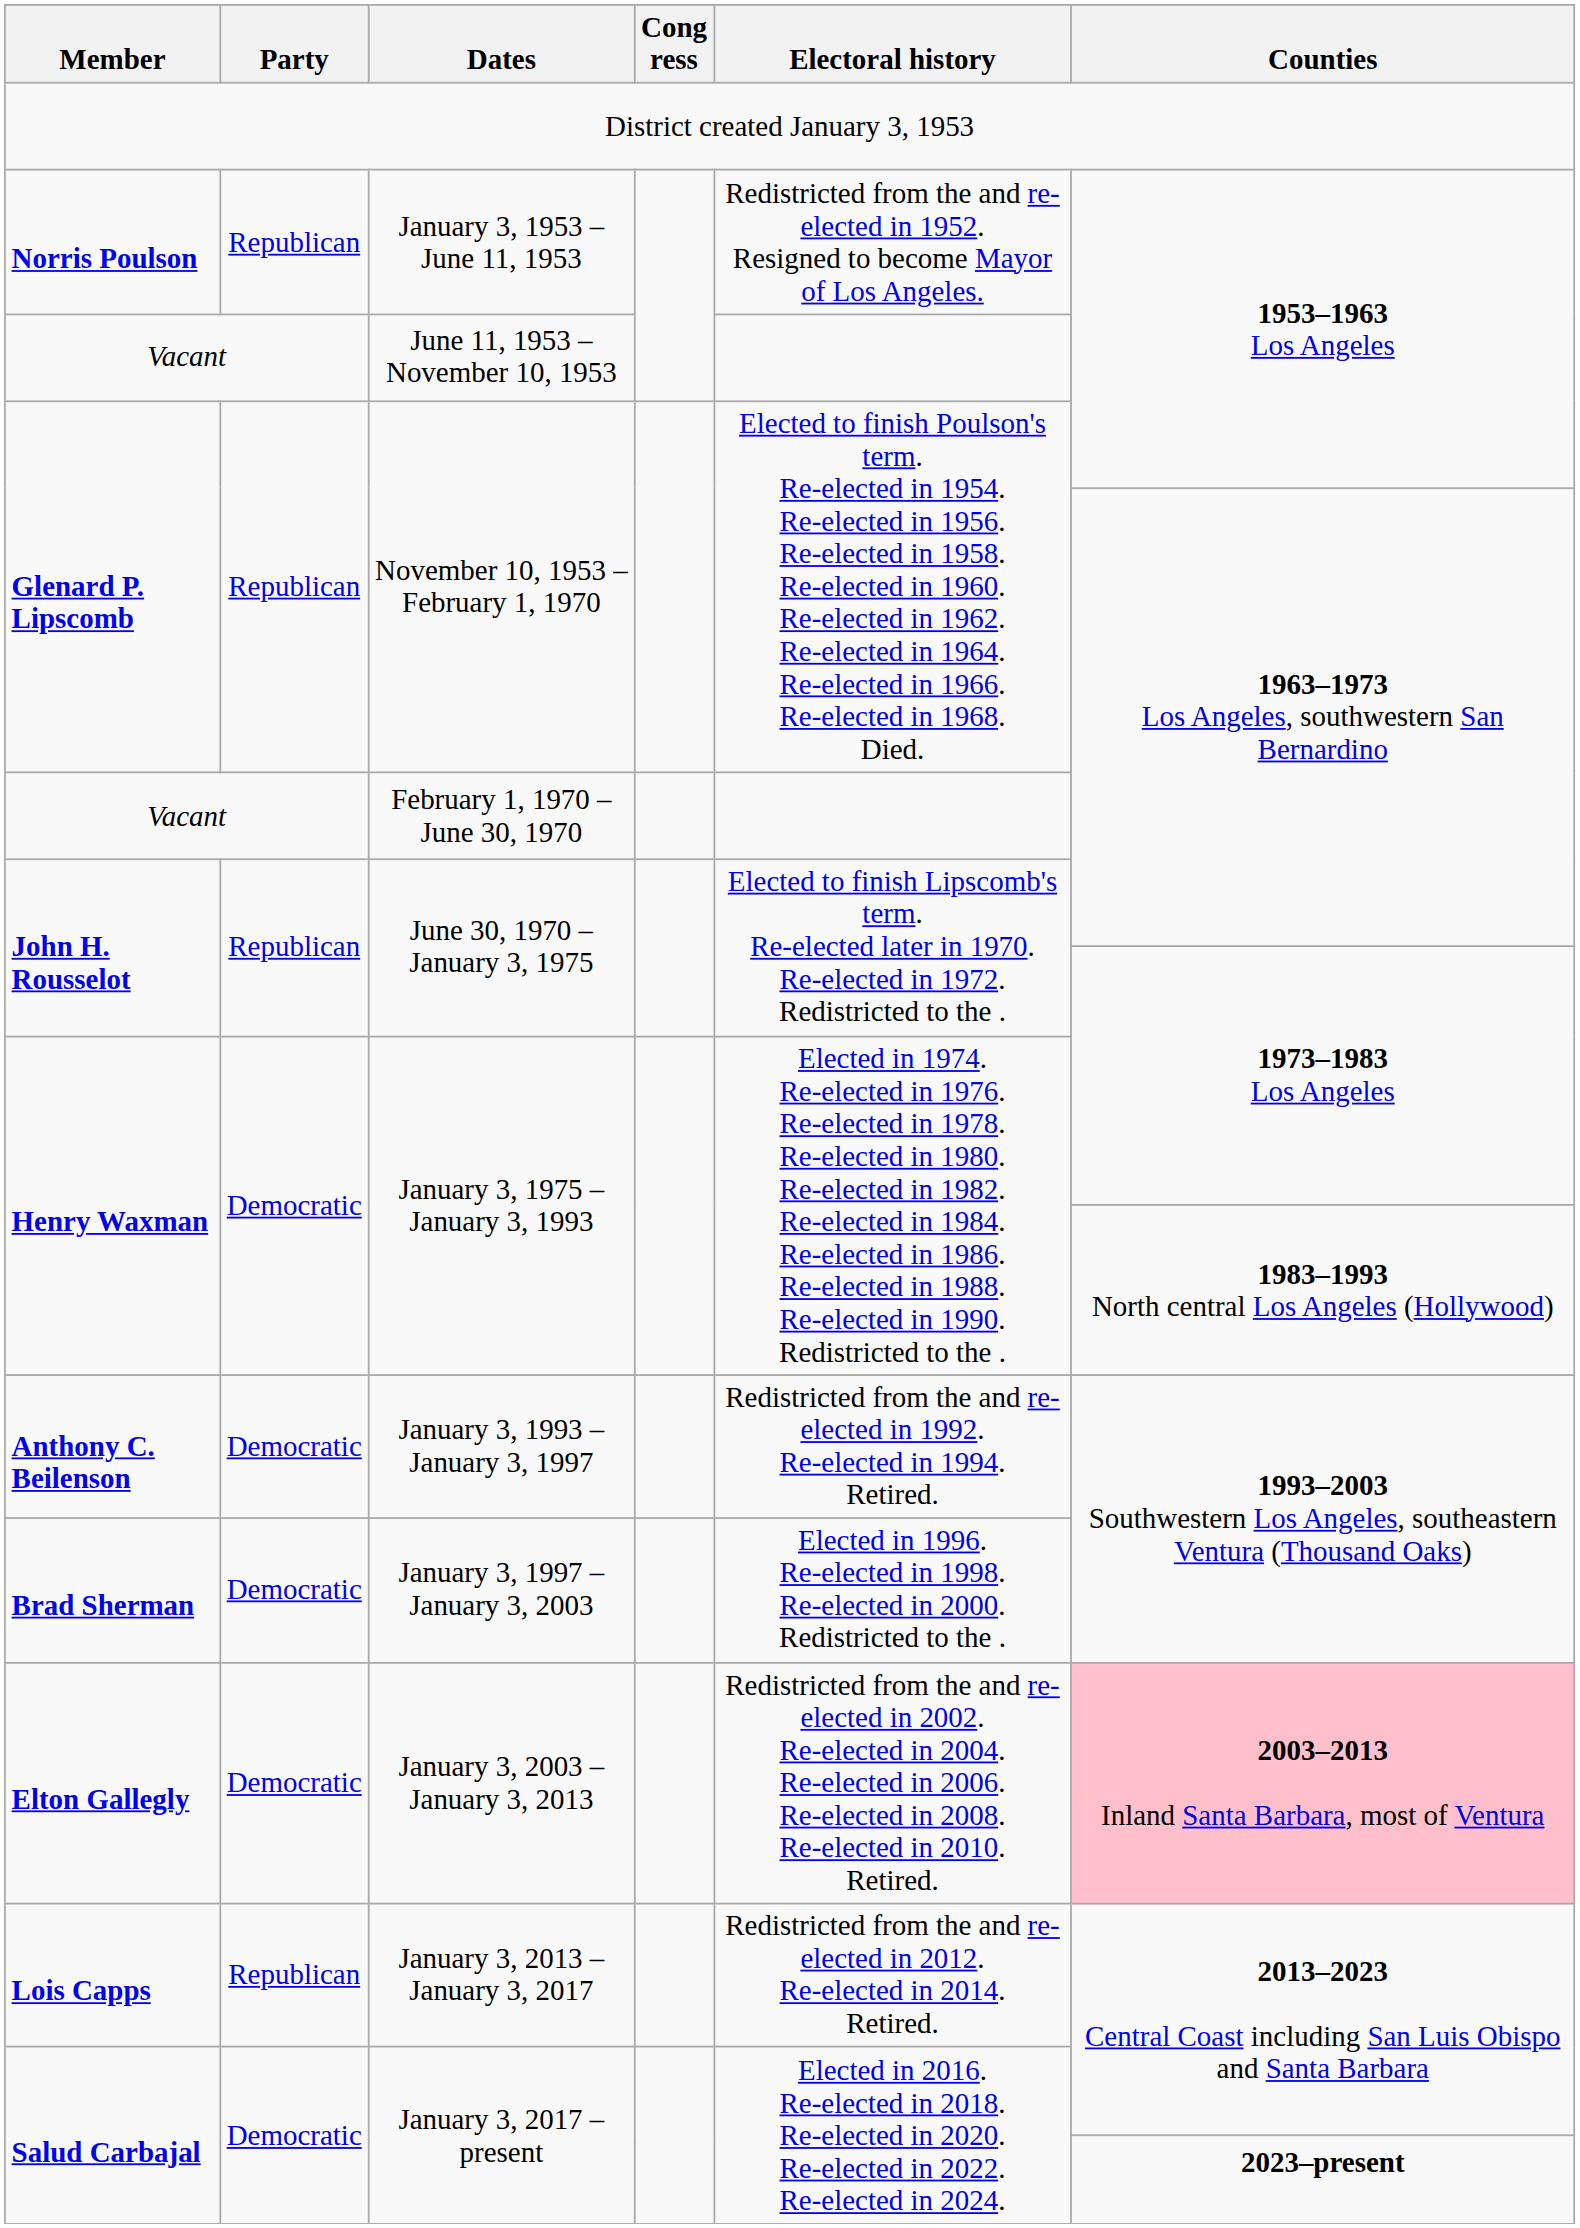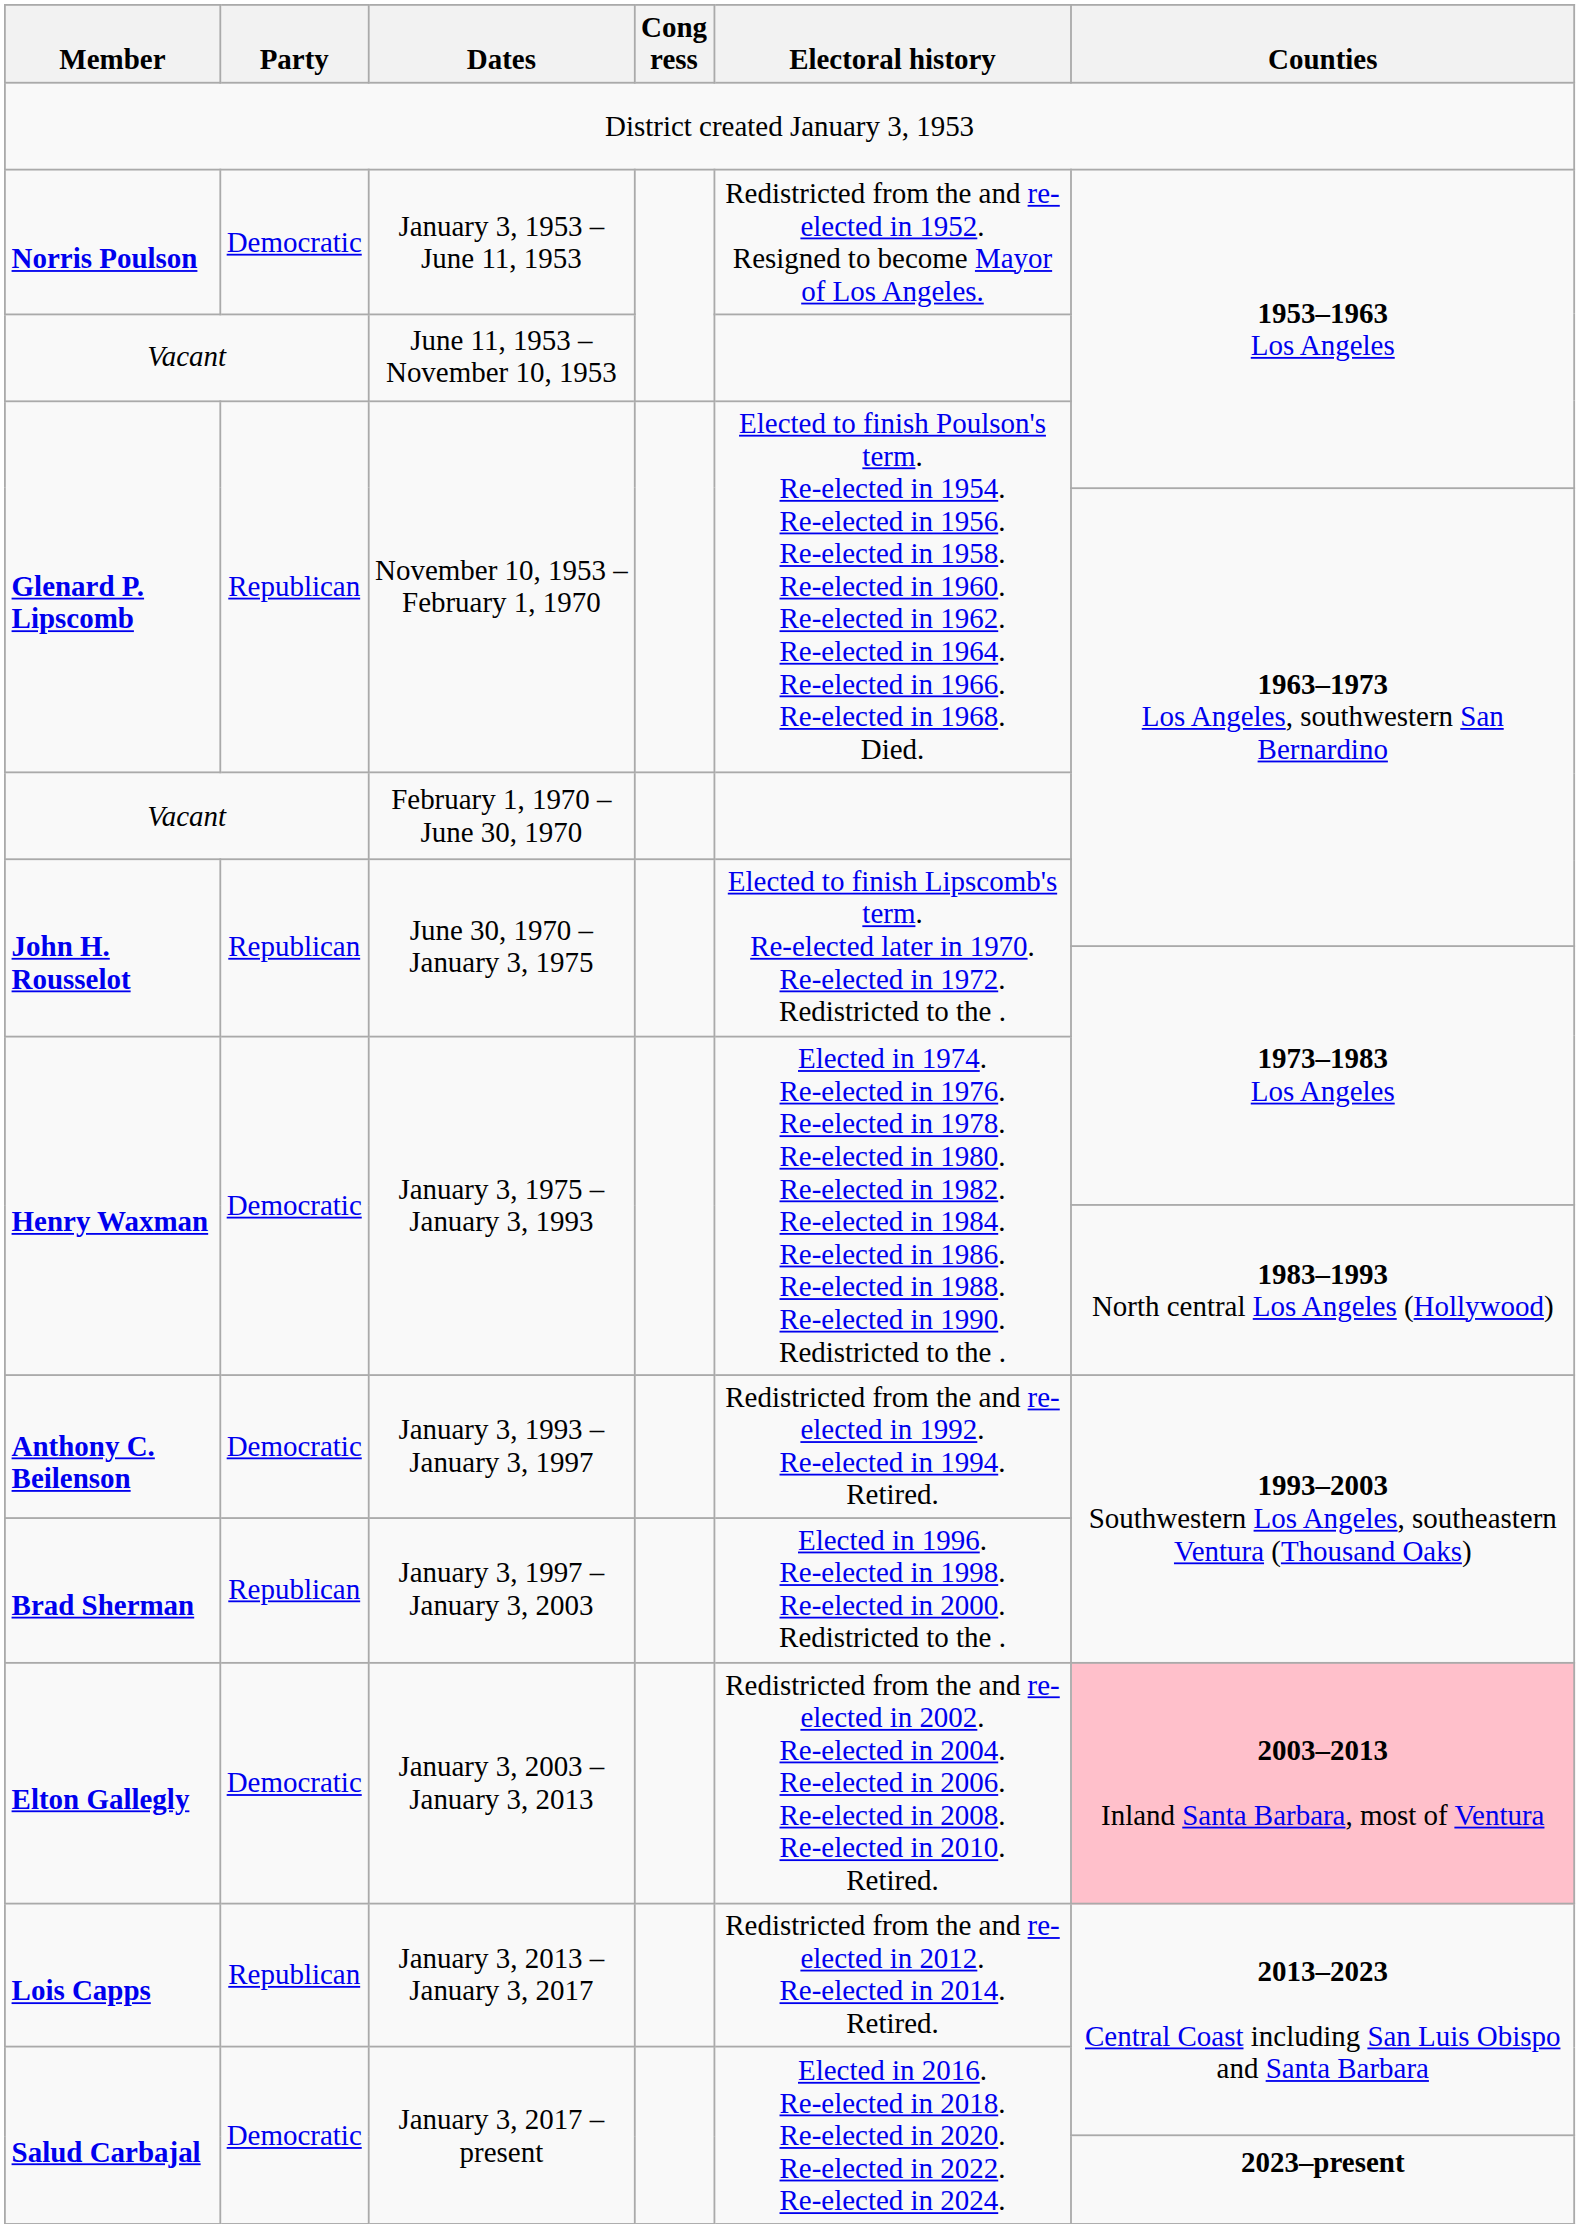(294, 241) Republican -> (294, 241) Democratic
(294, 1589) Democratic -> (294, 1589) Republican
